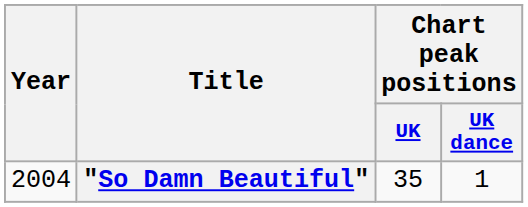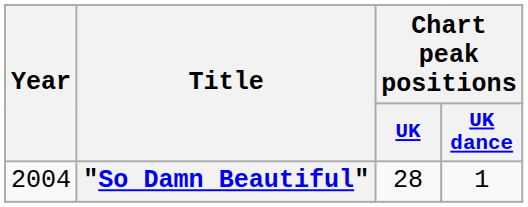(408, 181) 35 -> (408, 181) 28
